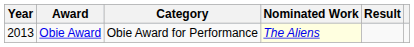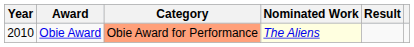(20, 33) 2013 -> (20, 33) 2010
(182, 33) no background -> (182, 33) lightsalmon background
